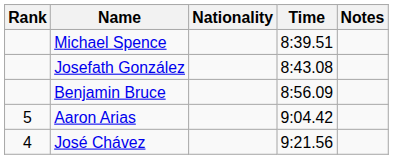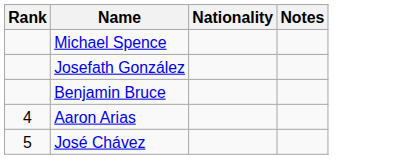- column: (307, 17)
(28, 117) 5 -> (28, 117) 4
(28, 142) 4 -> (28, 142) 5
